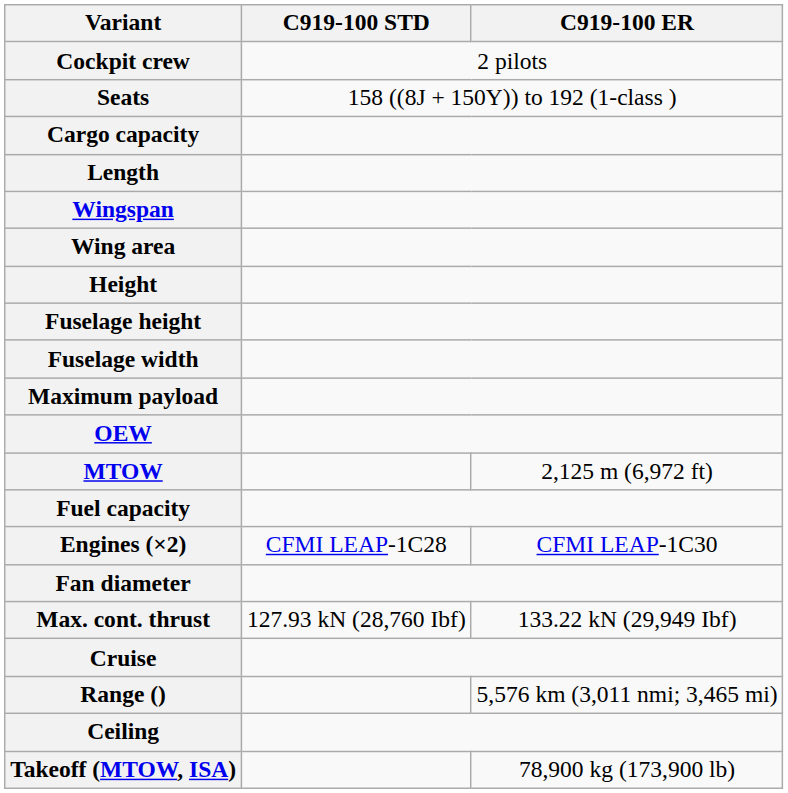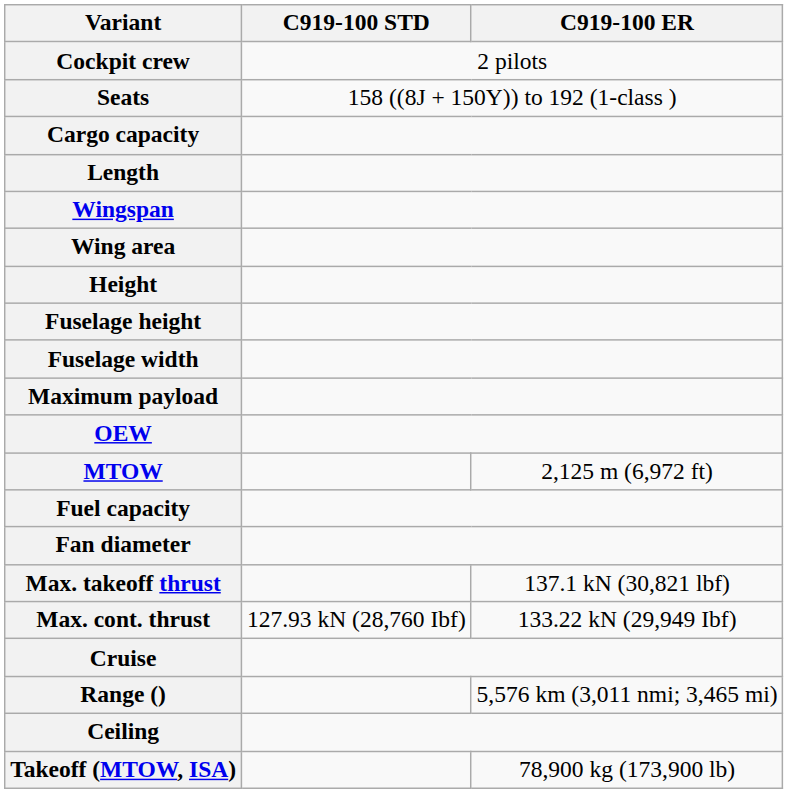- row: (123, 545)
+ row: (123, 582)
